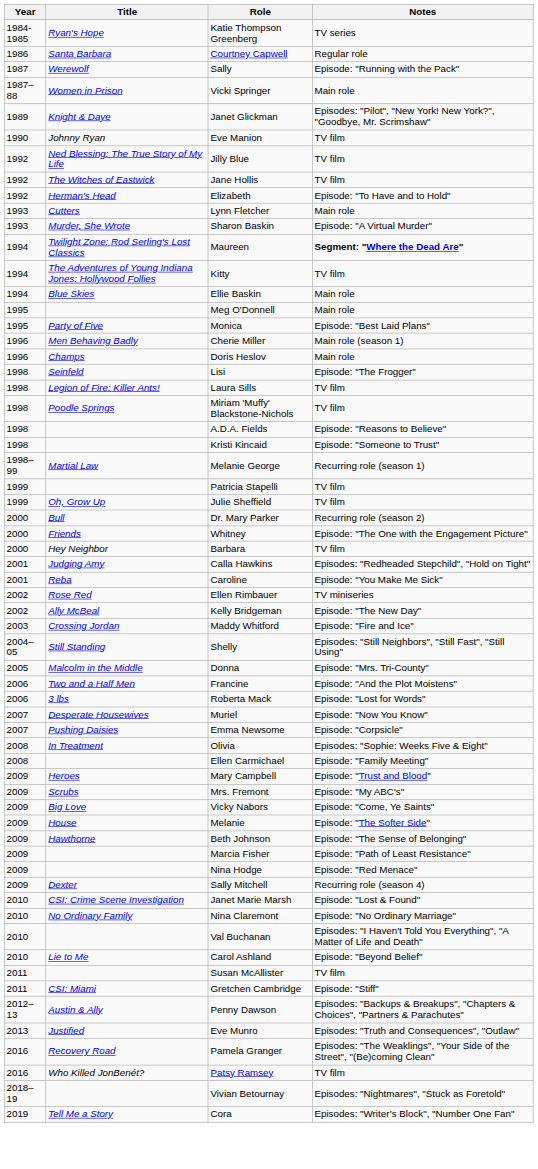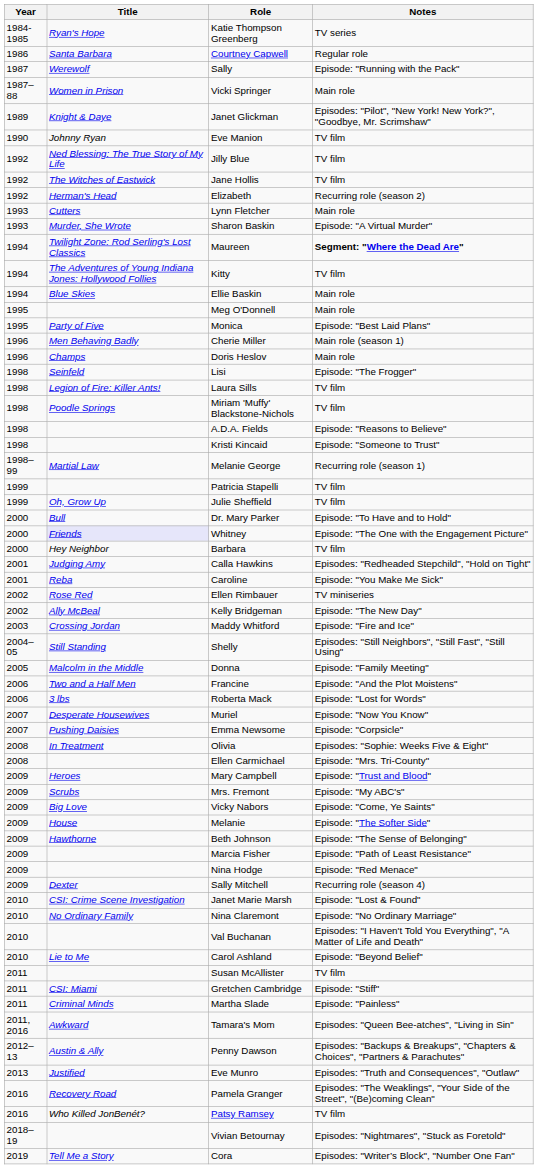(383, 195) Episode: "To Have and to Hold" -> (370, 195) Recurring role (season 2)
(370, 518) Recurring role (season 2) -> (383, 518) Episode: "To Have and to Hold"
(65, 533) no background -> (65, 533) lavender background
(372, 668) Episode: "Mrs. Tri-County" -> (372, 668) Episode: "Family Meeting"
(371, 761) Episode: "Family Meeting" -> (372, 761) Episode: "Mrs. Tri-County"
+ row: (240, 1004)
+ row: (243, 1025)
